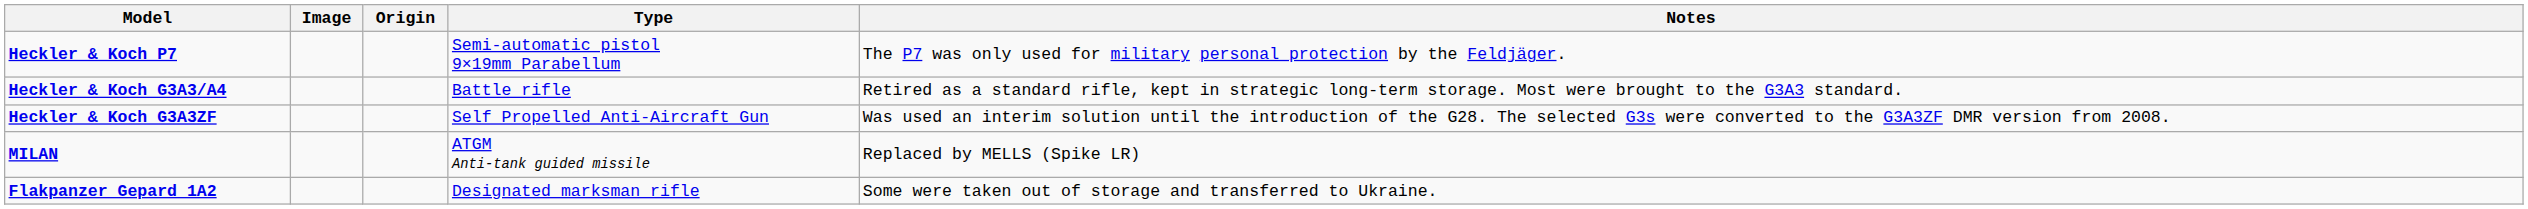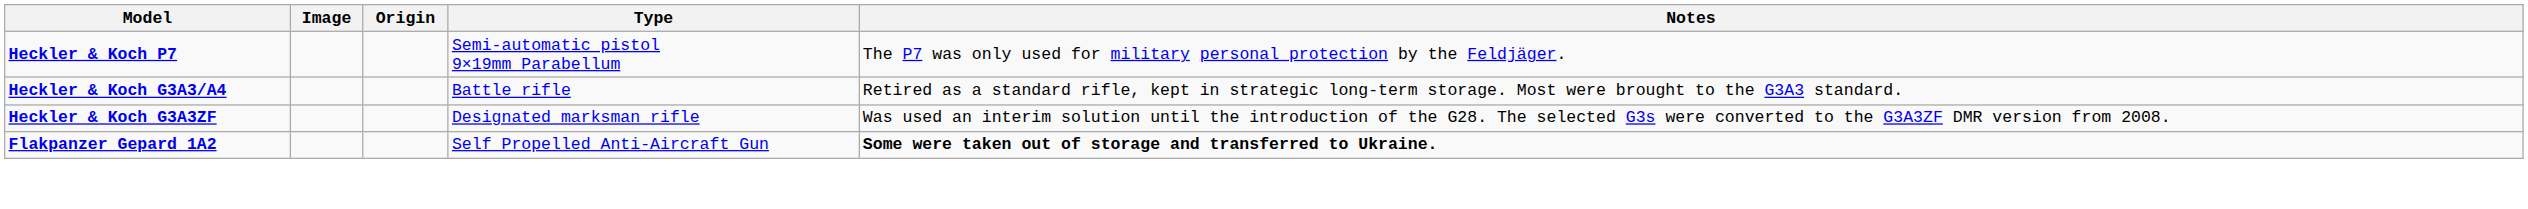(610, 118) Self Propelled Anti-Aircraft Gun -> (576, 118) Designated marksman rifle
- row: (33, 154)
(576, 191) Designated marksman rifle -> (610, 145) Self Propelled Anti-Aircraft Gun
(1150, 191) normal -> (1150, 145) bold
